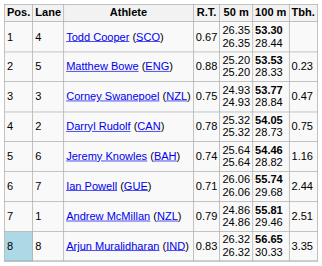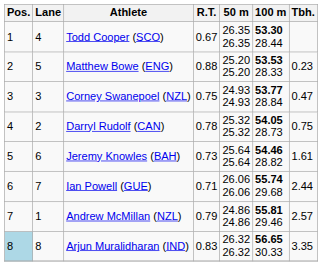(207, 156) 0.74 -> (207, 156) 0.73
(302, 156) 1.16 -> (302, 156) 1.61
(302, 216) 2.51 -> (302, 216) 2.57
